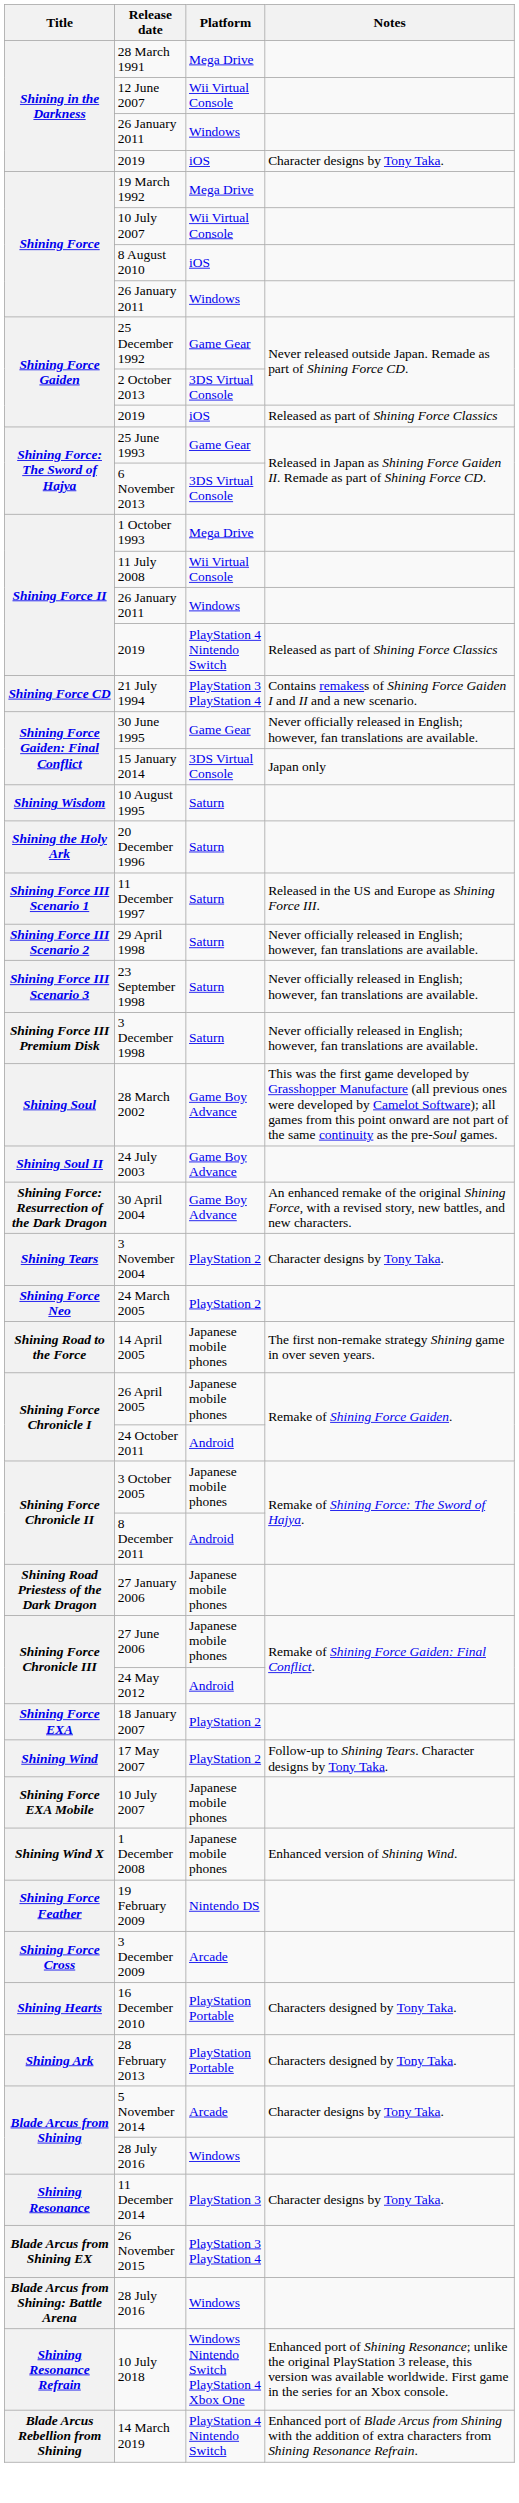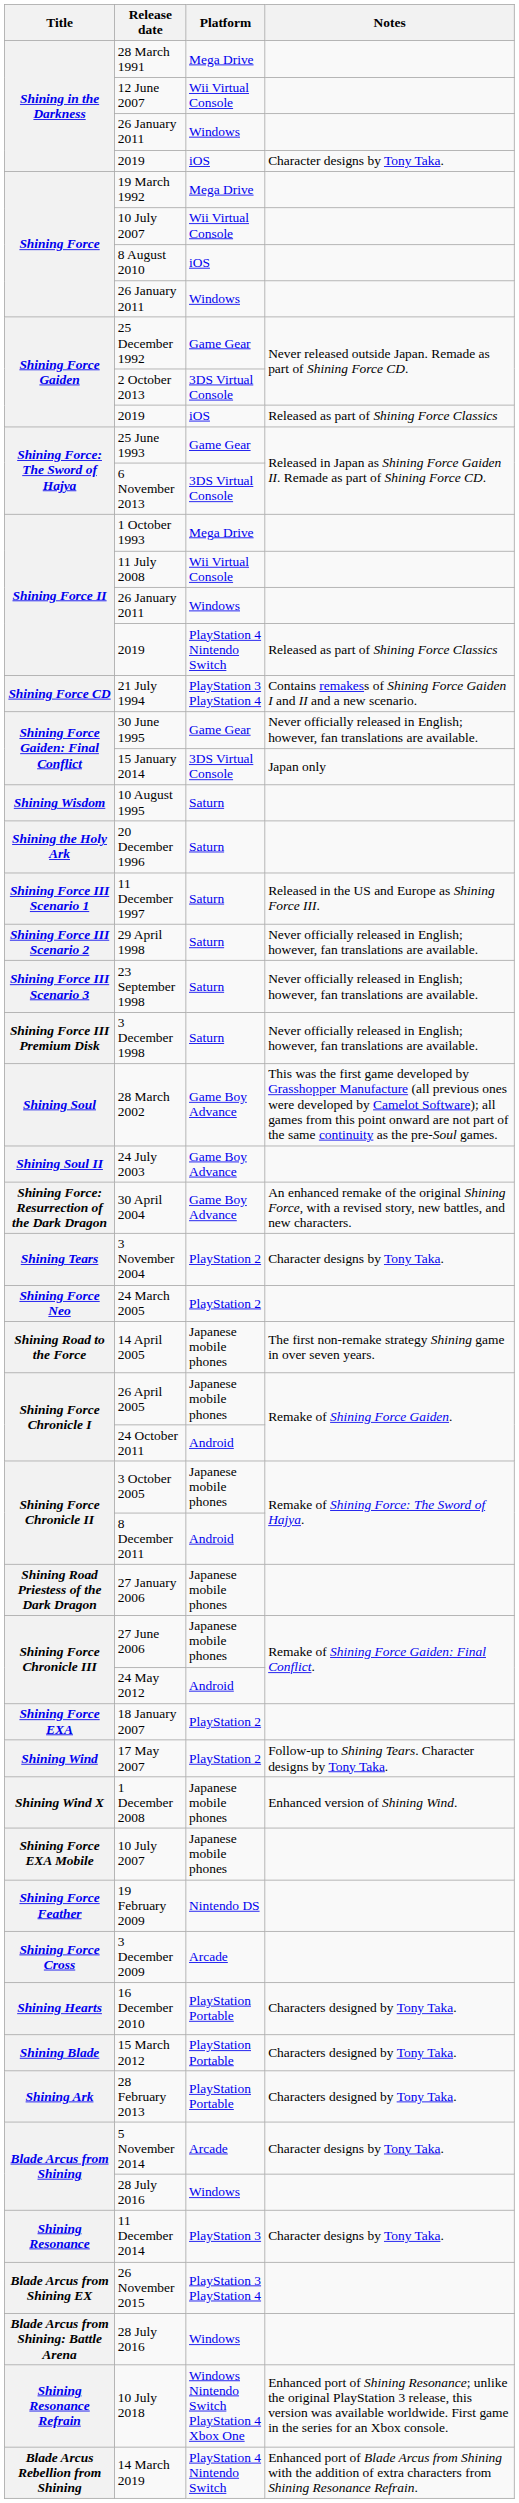rows swapped: (60, 1802) <-> (60, 1854)
+ row: (60, 2052)
